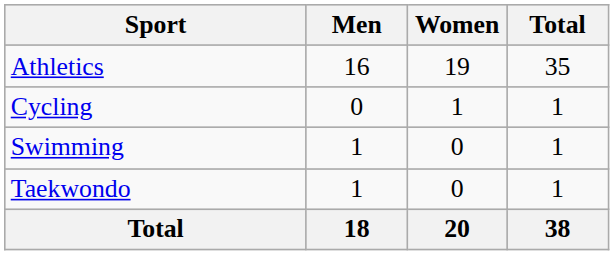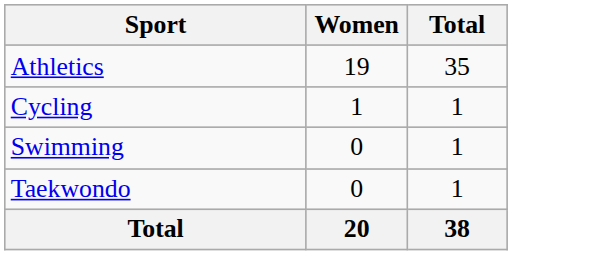- column: (357, 24)
